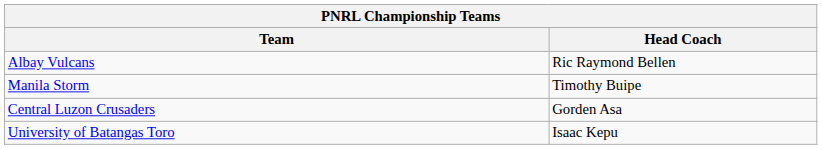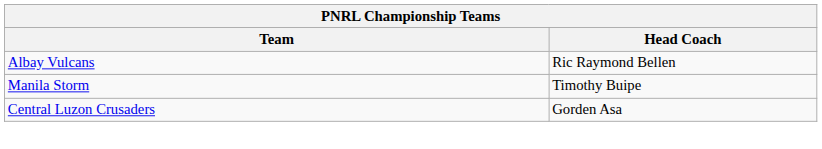- row: (91, 132)
